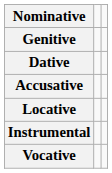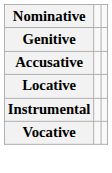- row: (49, 62)
